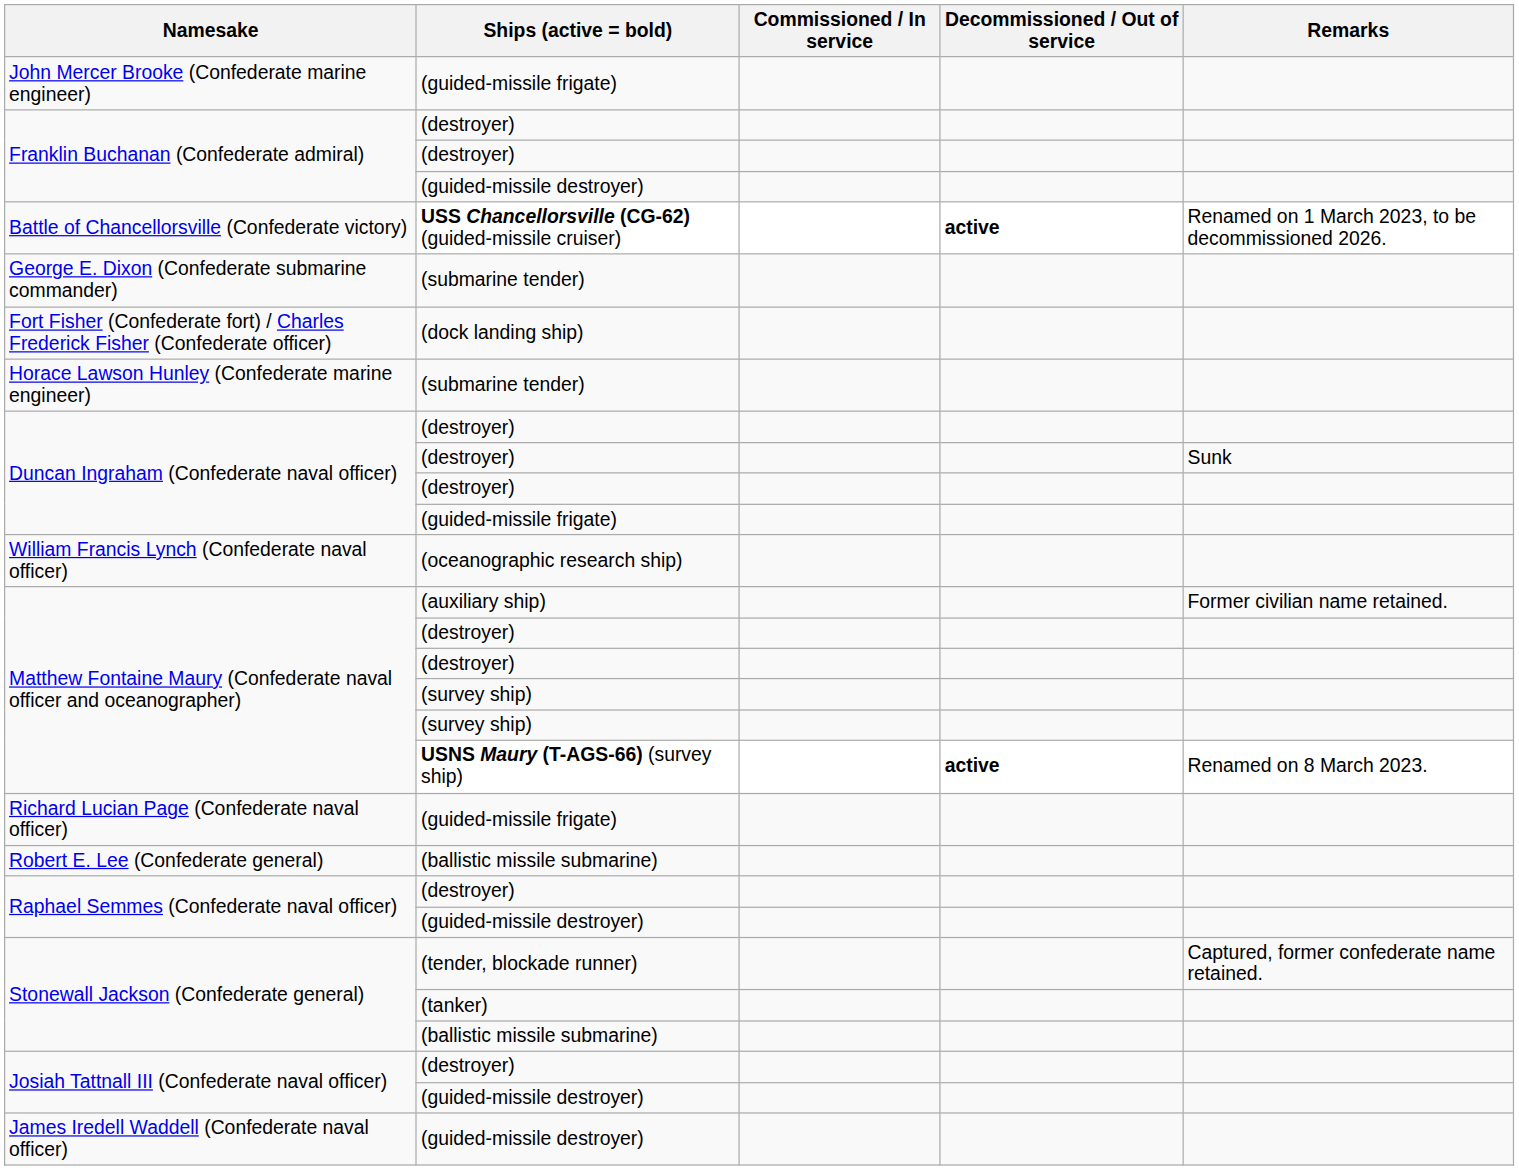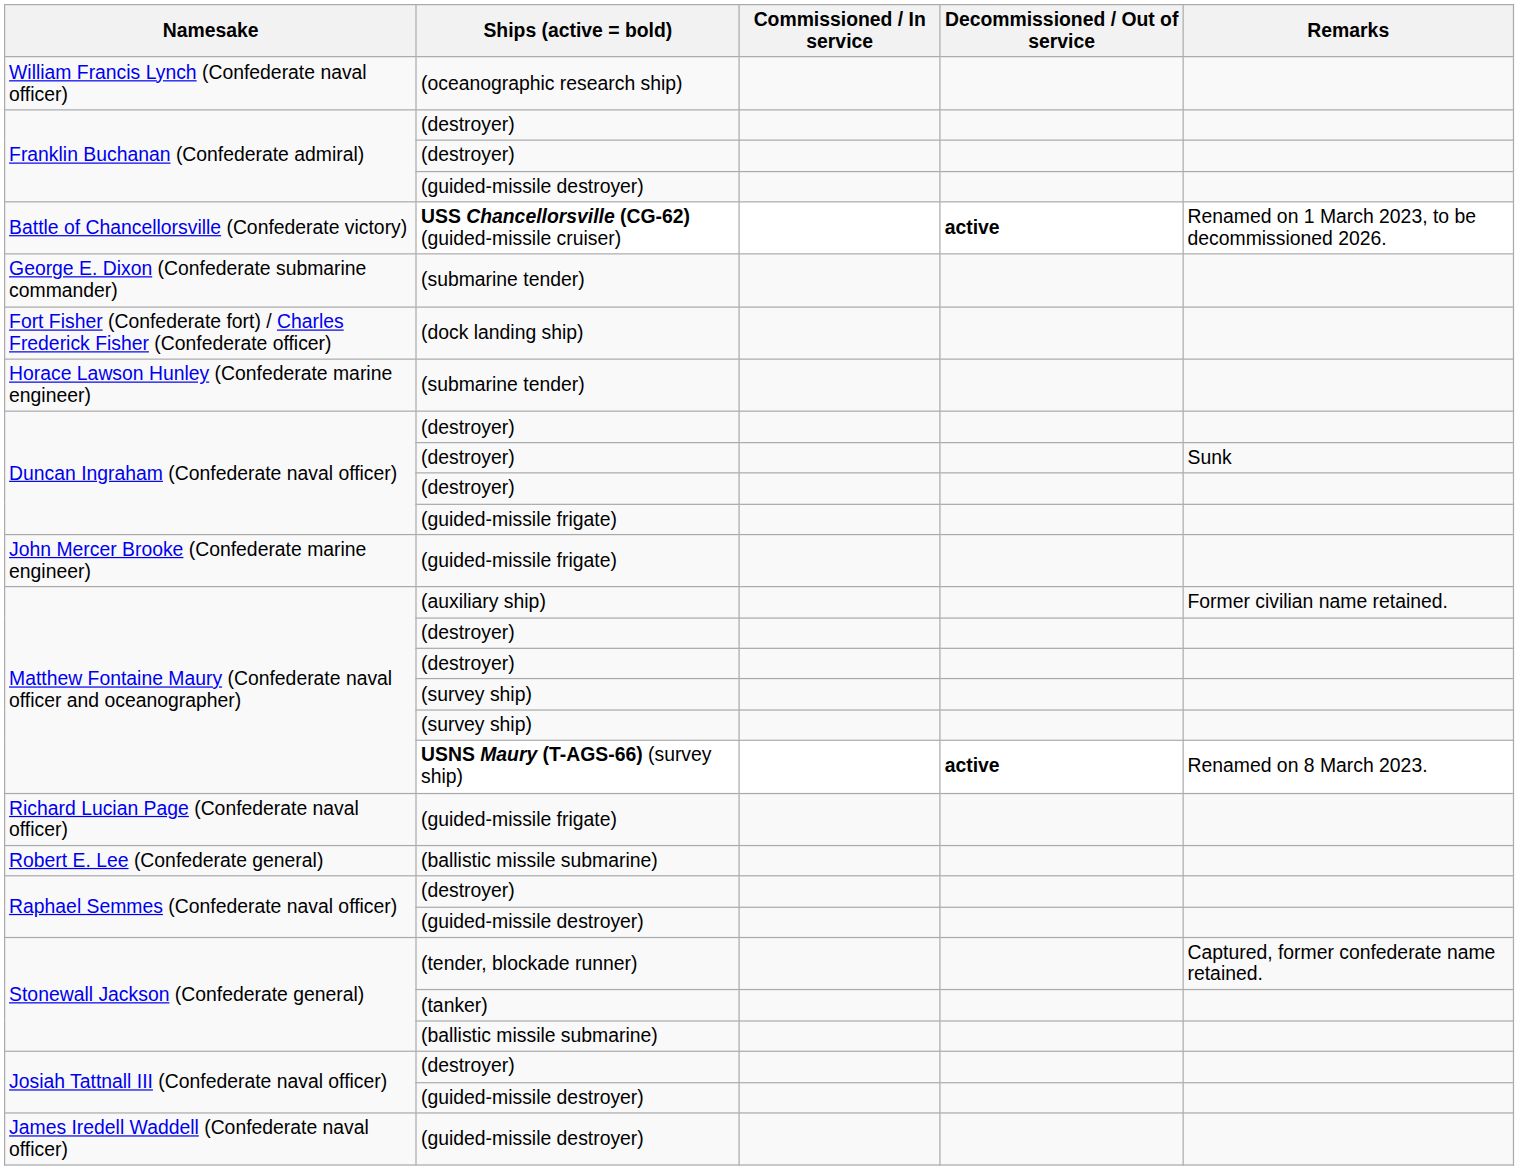rows swapped: (188, 83) <-> (188, 560)
